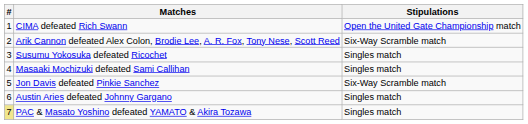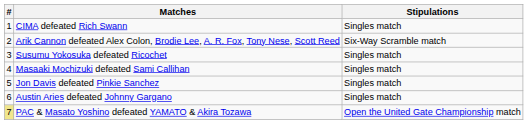(432, 25) Open the United Gate Championship match -> (373, 25) Singles match
(395, 83) Six-Way Scramble match -> (373, 83) Singles match
(373, 112) Singles match -> (432, 112) Open the United Gate Championship match
